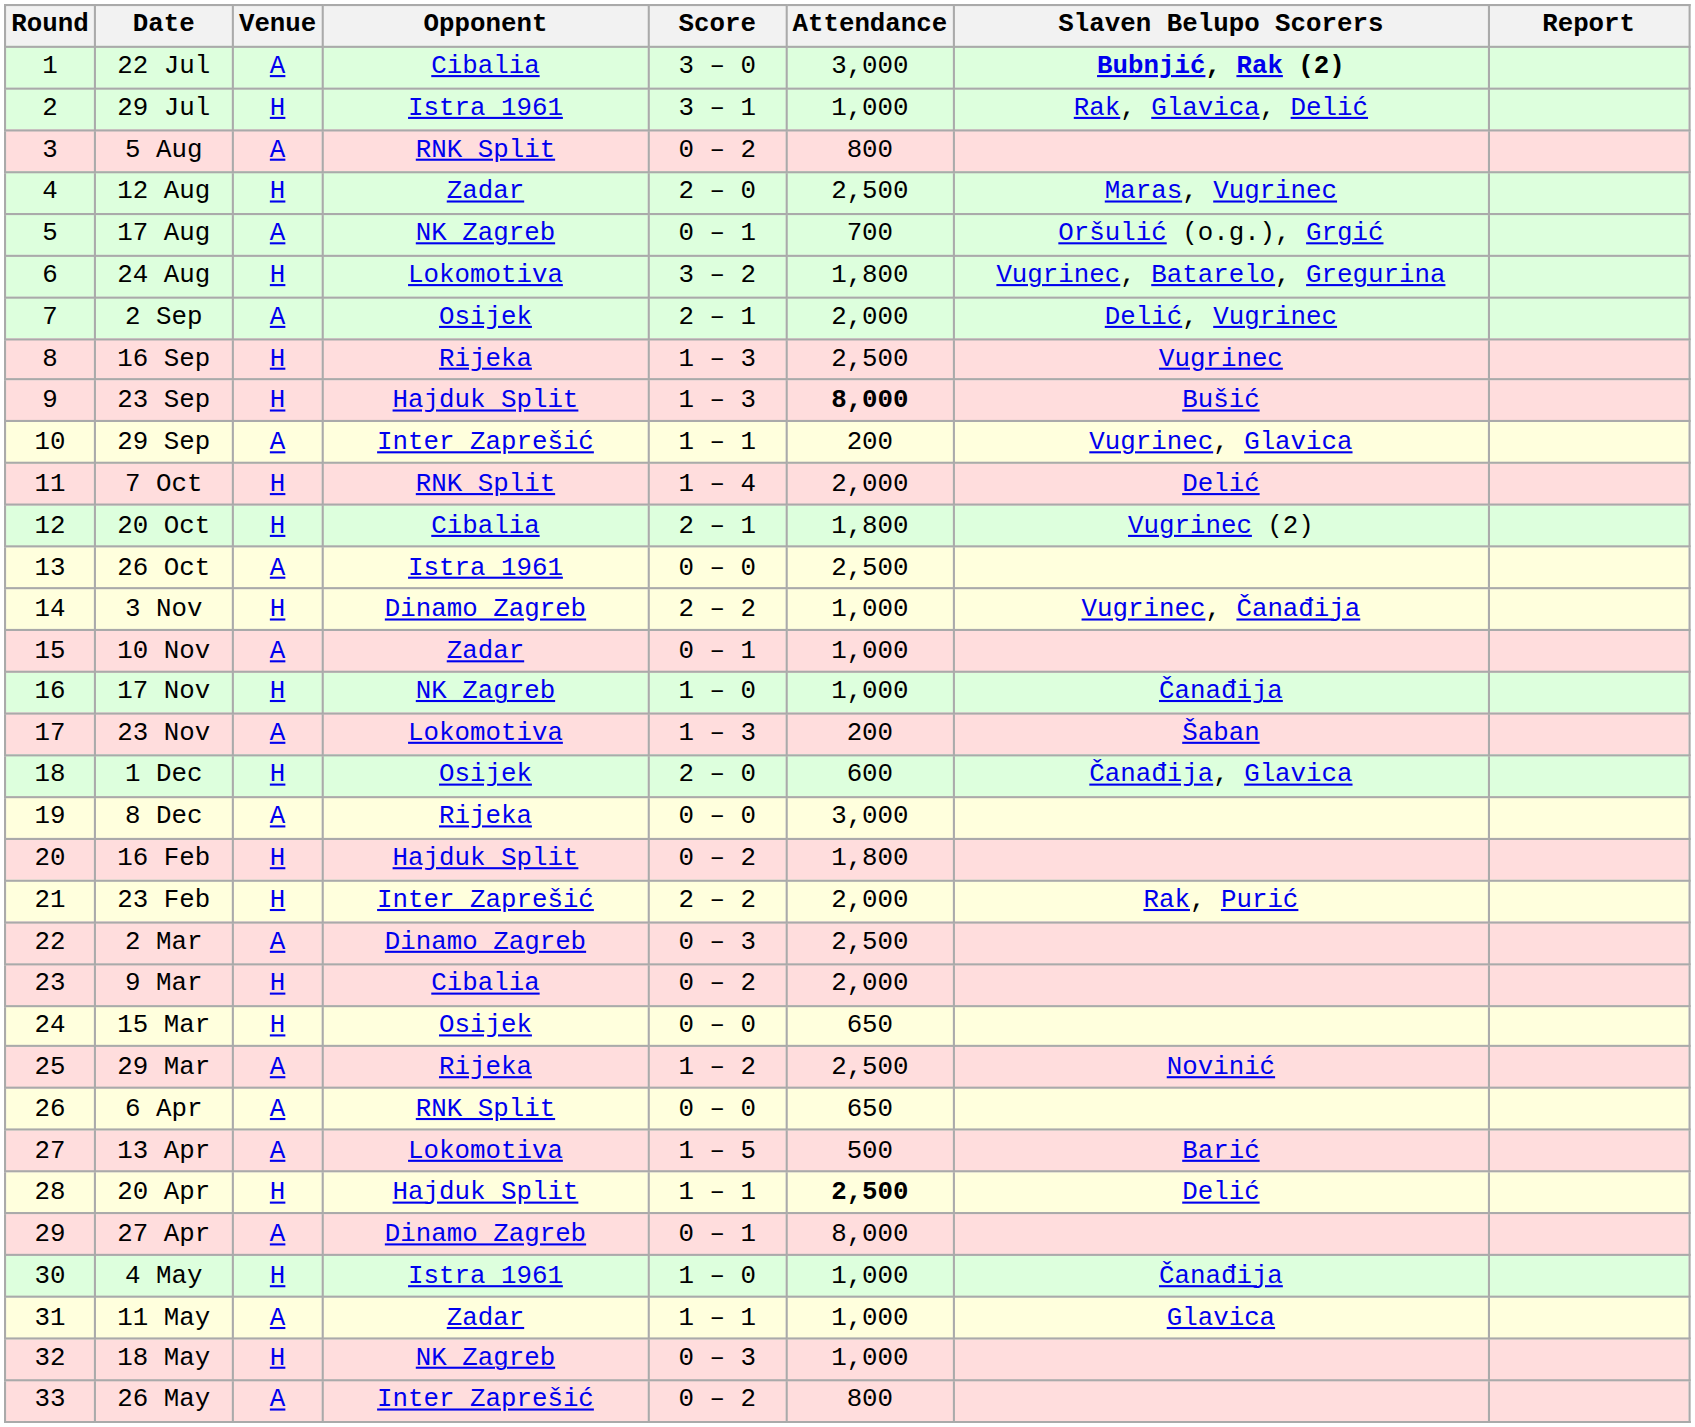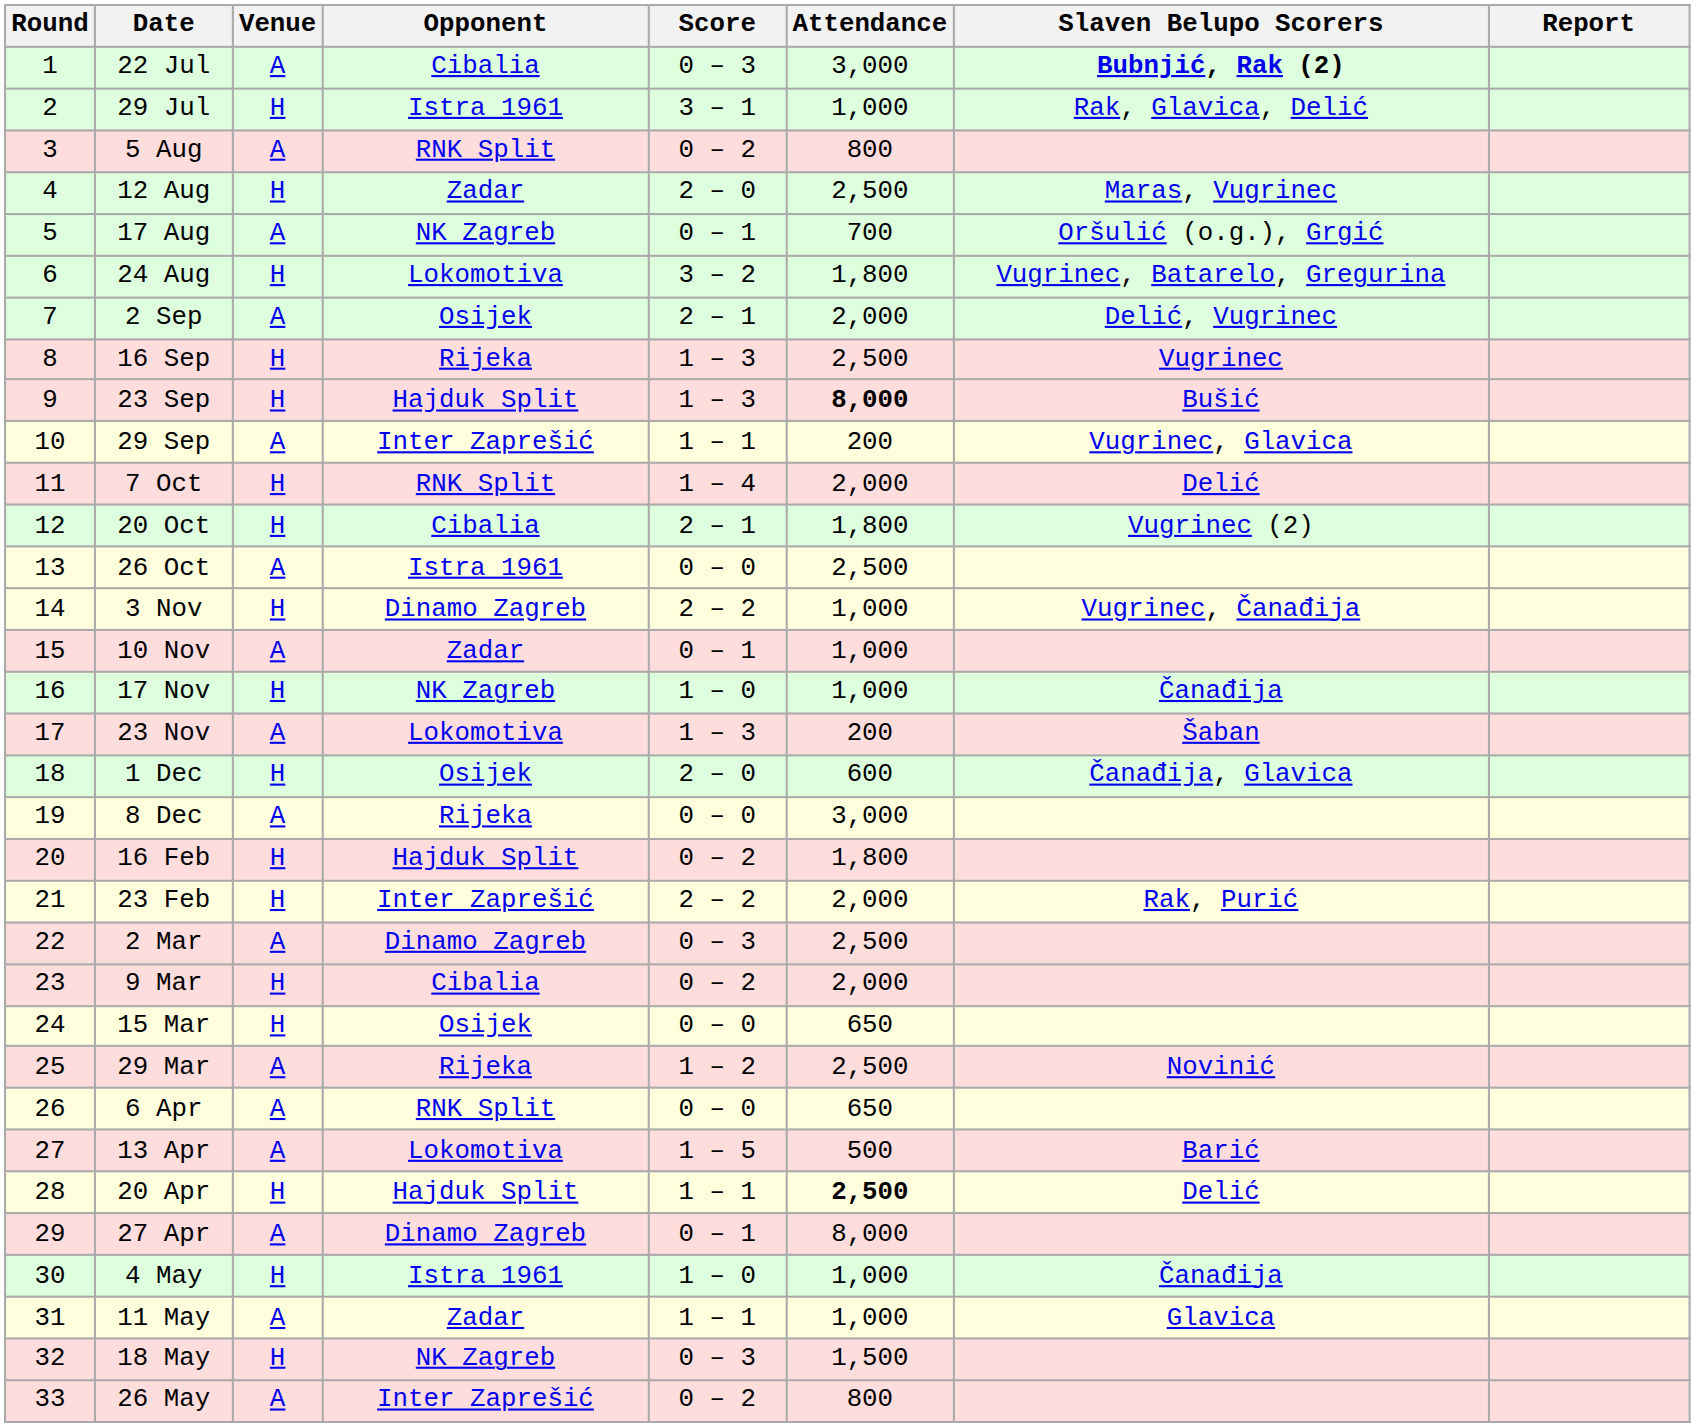(717, 68) 3 – 0 -> (717, 68) 0 – 3
(870, 1360) 1,000 -> (870, 1360) 1,500
